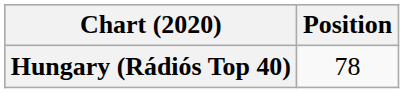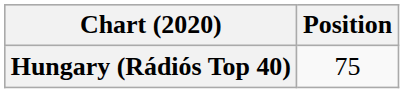(348, 66) 78 -> (348, 66) 75
